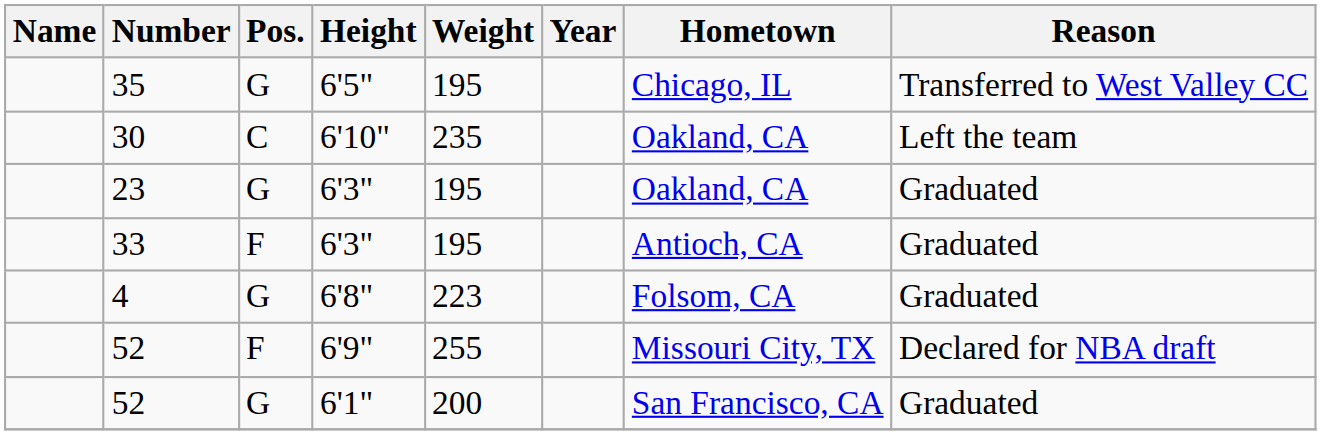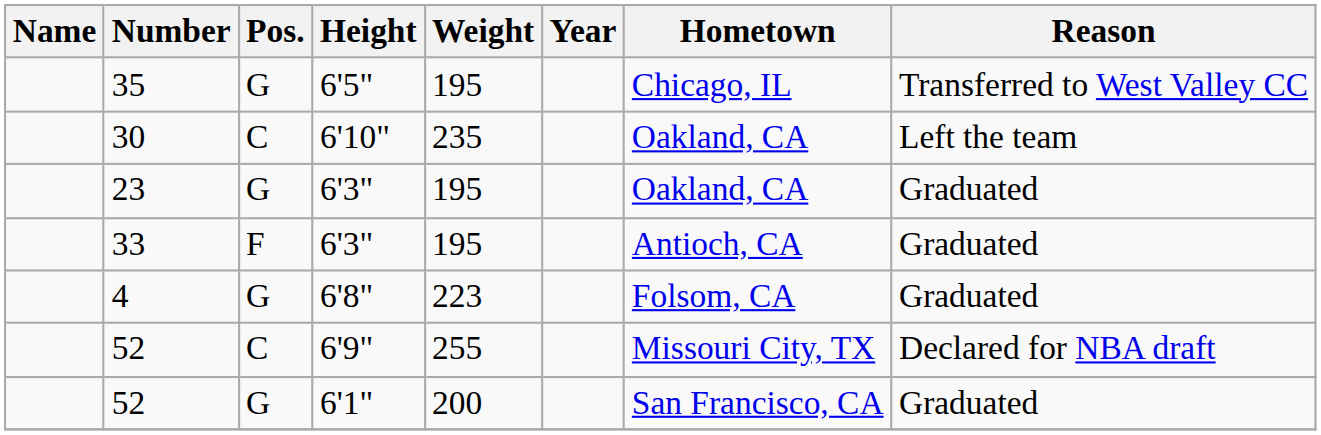(255, 349) F -> (257, 349) C
